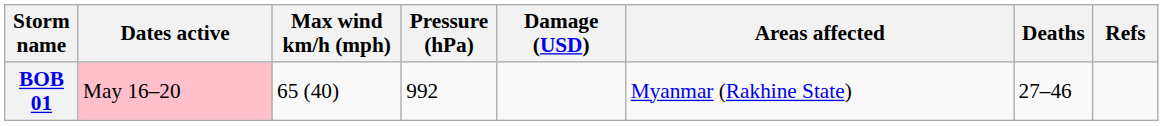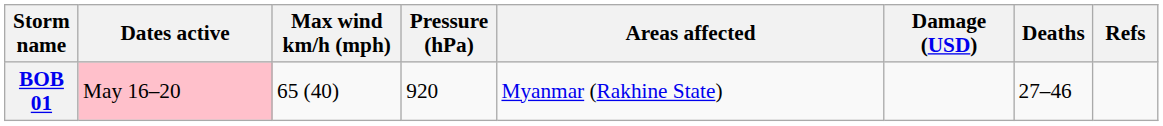columns swapped: (820, 33) <-> (561, 33)
(422, 91) 992 -> (422, 91) 920
